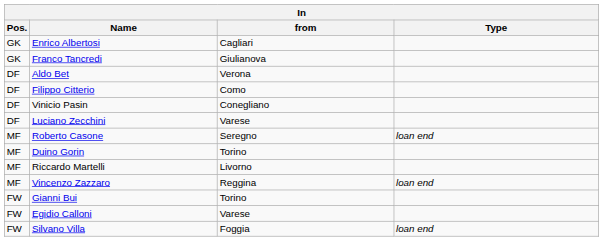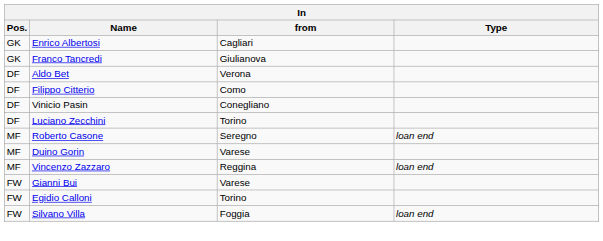(235, 121) Varese -> (233, 121) Torino
(233, 152) Torino -> (235, 152) Varese
- row: (68, 167)
(233, 198) Torino -> (235, 183) Varese
(235, 214) Varese -> (233, 198) Torino
